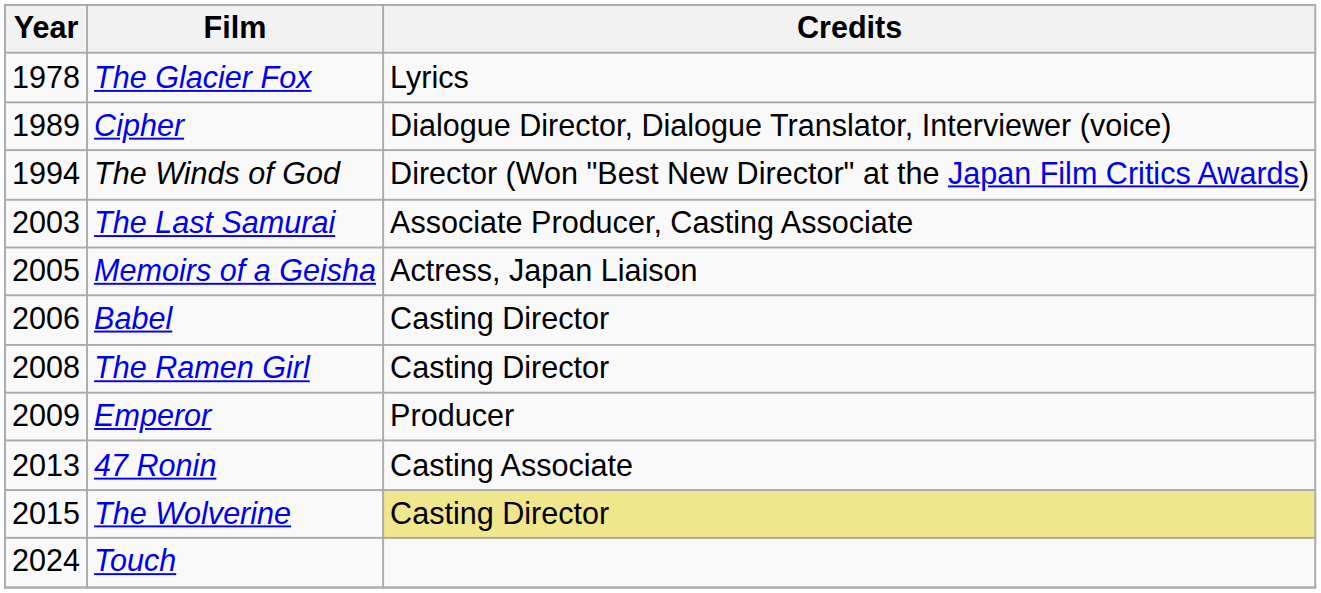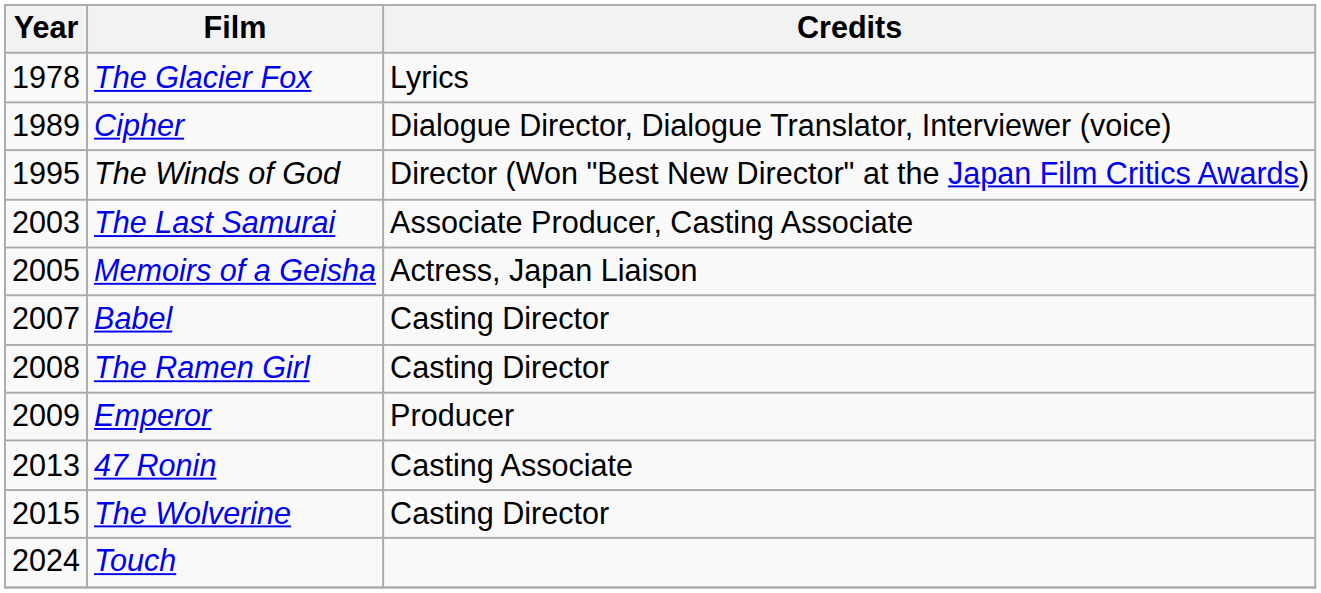(46, 174) 1994 -> (46, 174) 1995
(46, 319) 2006 -> (46, 319) 2007
(500, 513) khaki background -> (500, 513) no background
